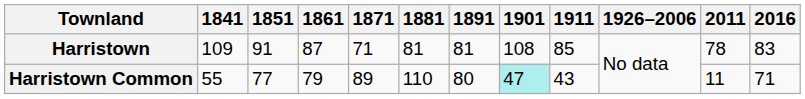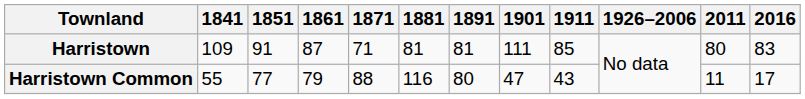(519, 49) 108 -> (517, 49) 111
(716, 49) 78 -> (716, 49) 80
(363, 78) 89 -> (363, 78) 88
(418, 78) 110 -> (418, 78) 116
(514, 78) paleturquoise background -> (514, 78) no background
(765, 78) 71 -> (765, 78) 17
